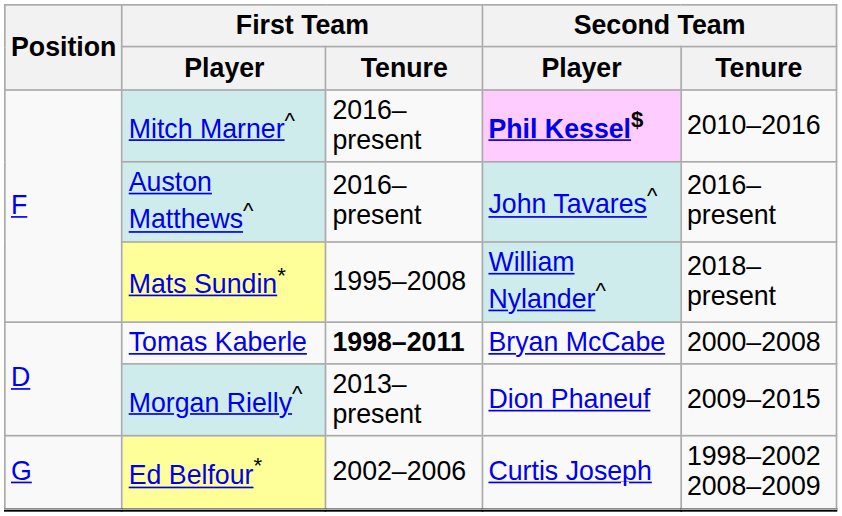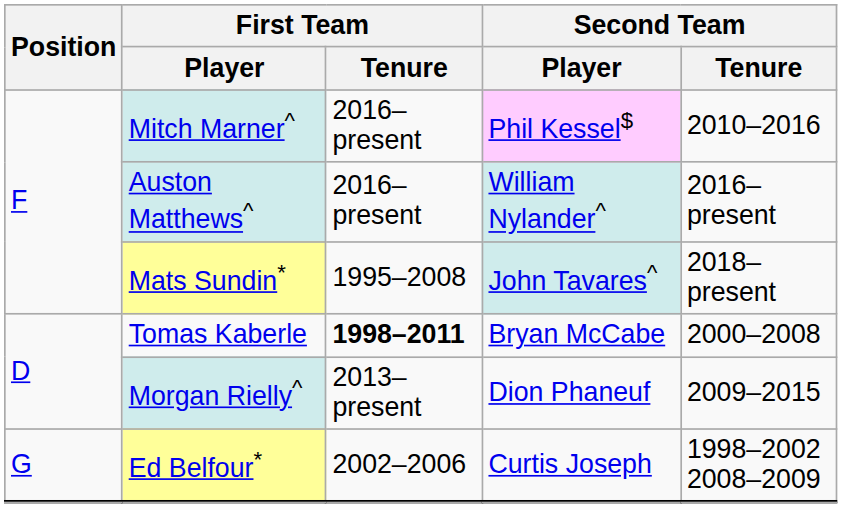(566, 125) bold -> (561, 125) normal
(573, 201) John Tavares^ -> (547, 201) William Nylander^
(547, 281) William Nylander^ -> (573, 277) John Tavares^
